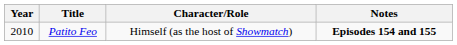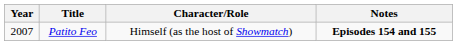(22, 31) 2010 -> (22, 31) 2007
